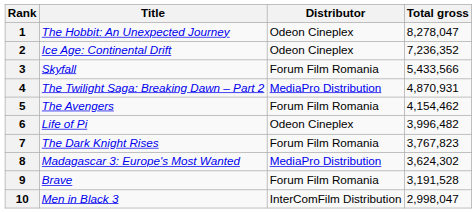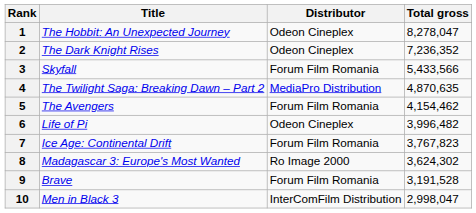(107, 50) Ice Age: Continental Drift -> (100, 50) The Dark Knight Rises
(433, 87) 4,870,931 -> (433, 87) 4,870,635
(100, 143) The Dark Knight Rises -> (107, 143) Ice Age: Continental Drift
(325, 161) MediaPro Distribution -> (310, 161) Ro Image 2000
